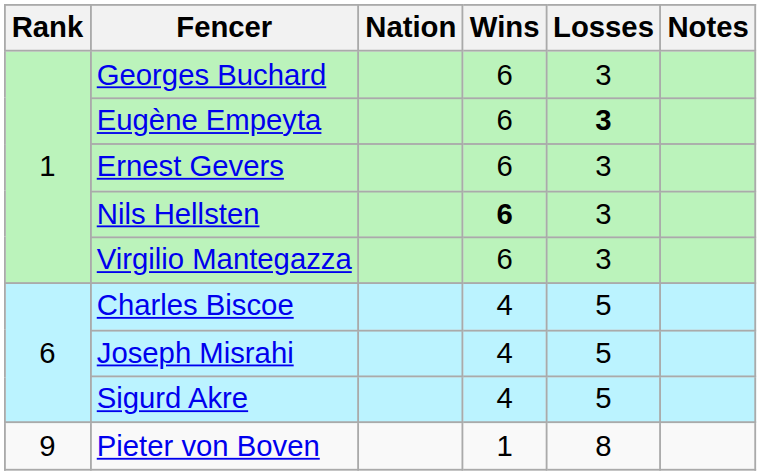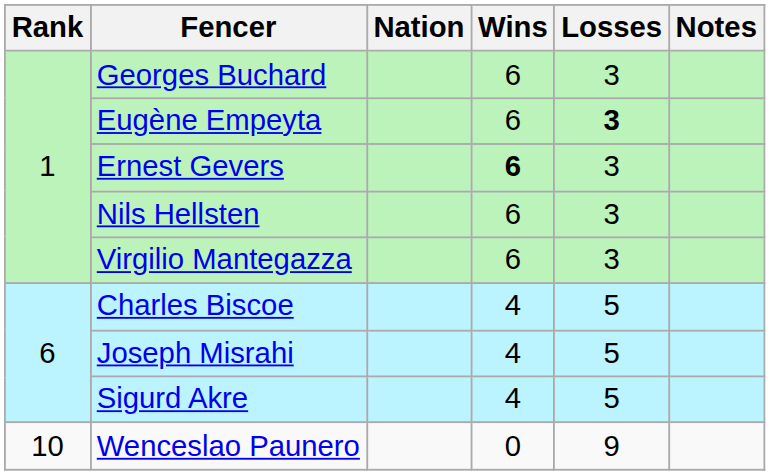(505, 167) normal -> (513, 167) bold
(505, 213) bold -> (513, 213) normal
- row: (208, 445)
+ row: (228, 445)
